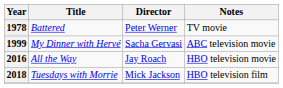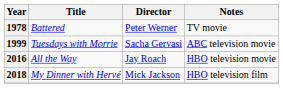(76, 43) My Dinner with Hervé -> (74, 43) Tuesdays with Morrie
(74, 75) Tuesdays with Morrie -> (76, 75) My Dinner with Hervé
